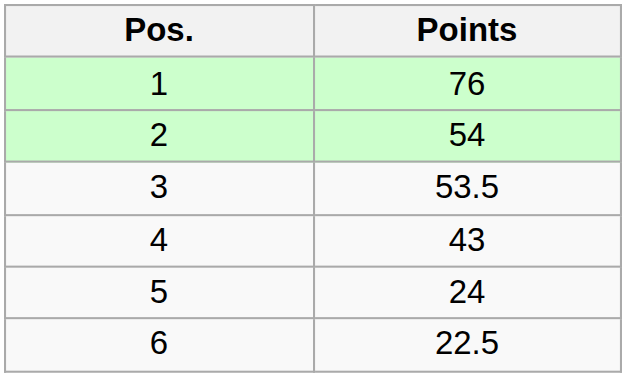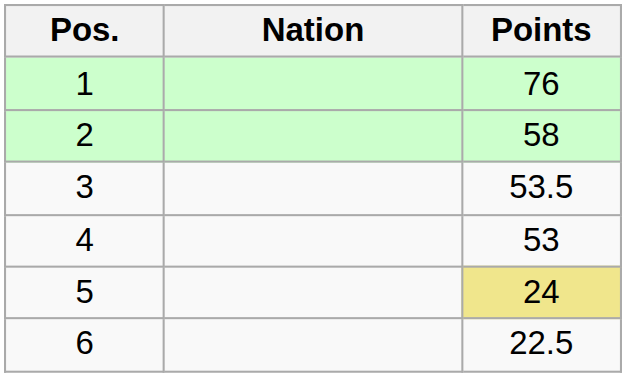+ column: (313, 30)
(467, 135) 54 -> (541, 135) 58
(467, 239) 43 -> (541, 239) 53
(467, 291) no background -> (541, 291) khaki background
